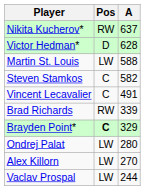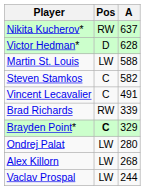(129, 161) 270 -> (129, 161) 268
